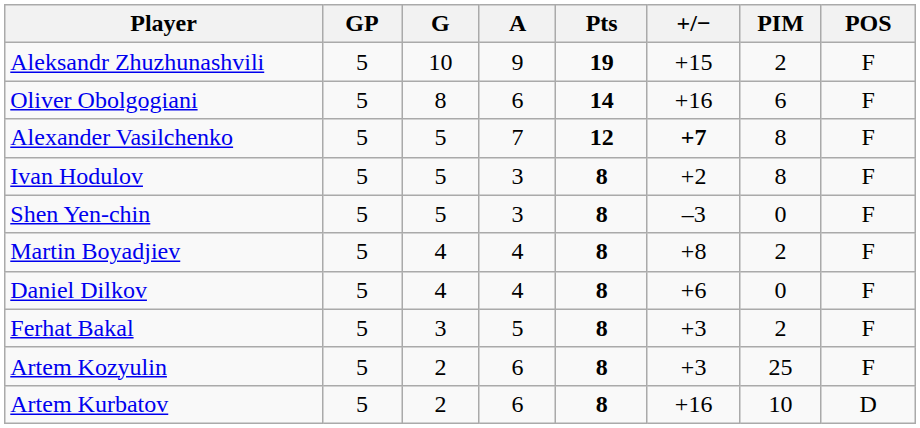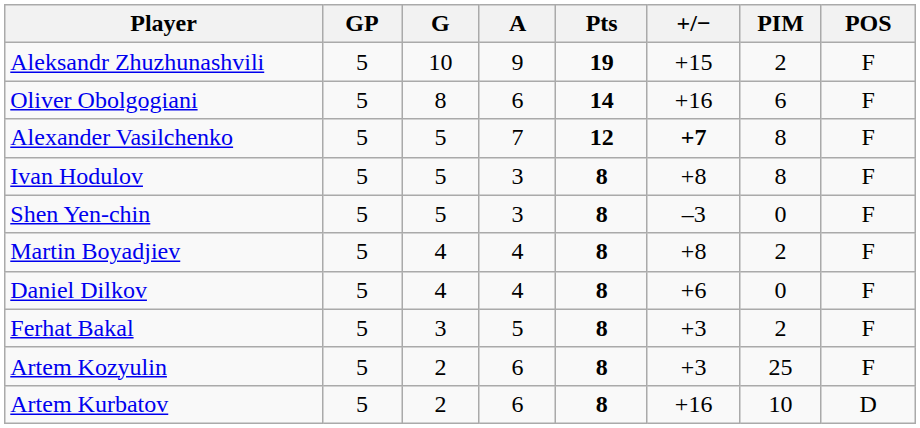(694, 175) +2 -> (694, 175) +8
